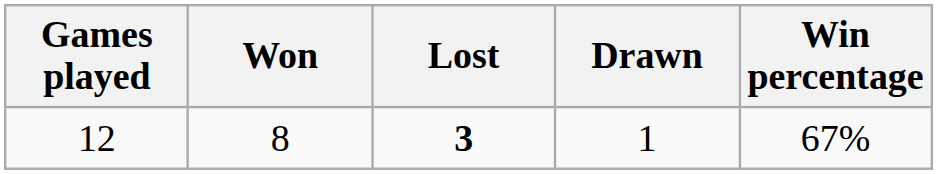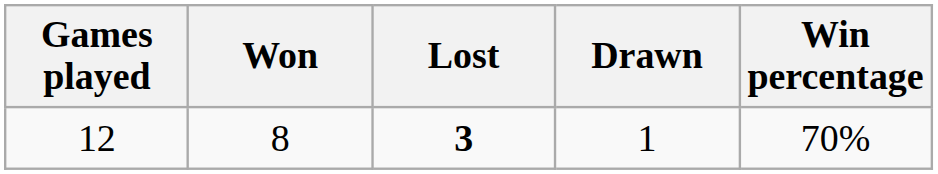(836, 137) 67% -> (836, 137) 70%
